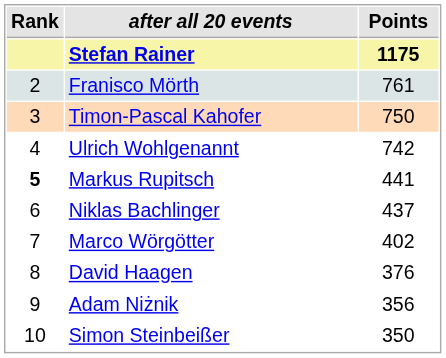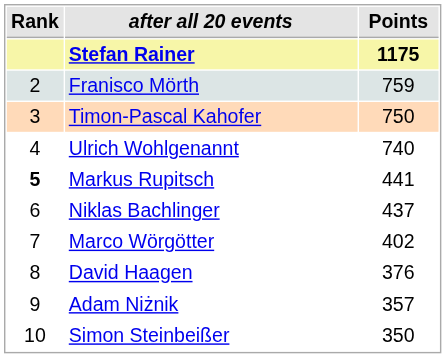(398, 86) 761 -> (398, 86) 759
(398, 148) 742 -> (398, 148) 740
(398, 304) 356 -> (398, 304) 357
